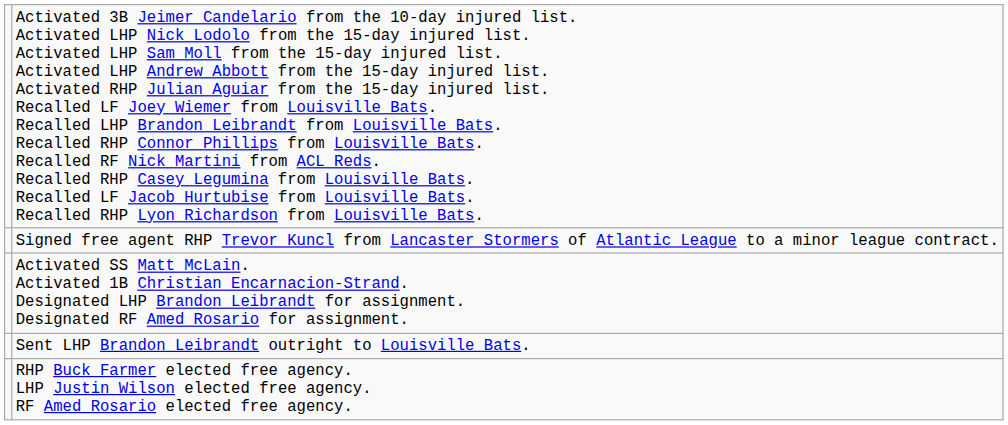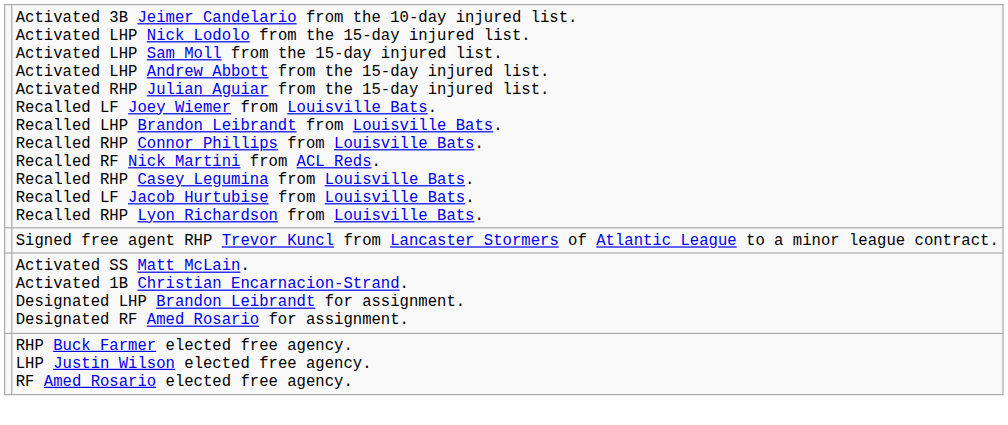- row: (273, 346)
